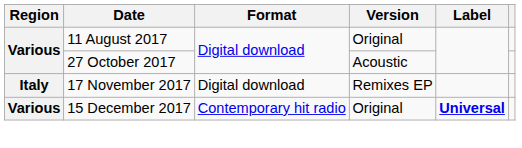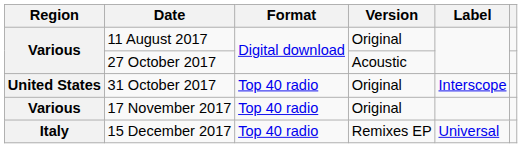+ row: (162, 85)
(34, 85) Italy -> (54, 108) Various
(251, 85) Digital download -> (278, 108) Top 40 radio
(393, 85) Remixes EP -> (377, 108) Original
(34, 108) Various -> (54, 131) Italy
(272, 108) Contemporary hit radio -> (278, 131) Top 40 radio
(378, 108) Original -> (392, 131) Remixes EP
(472, 108) bold -> (469, 131) normal
